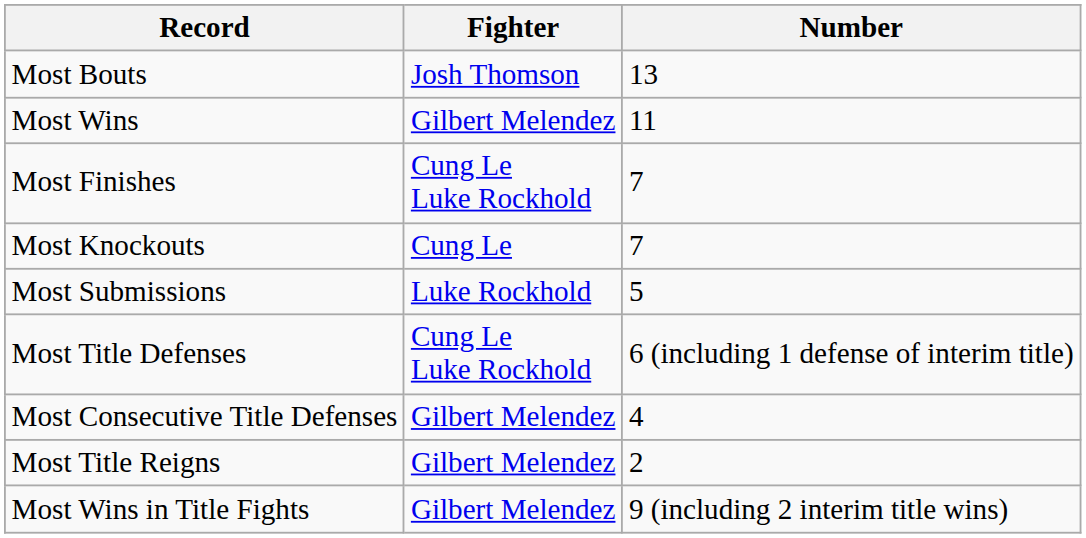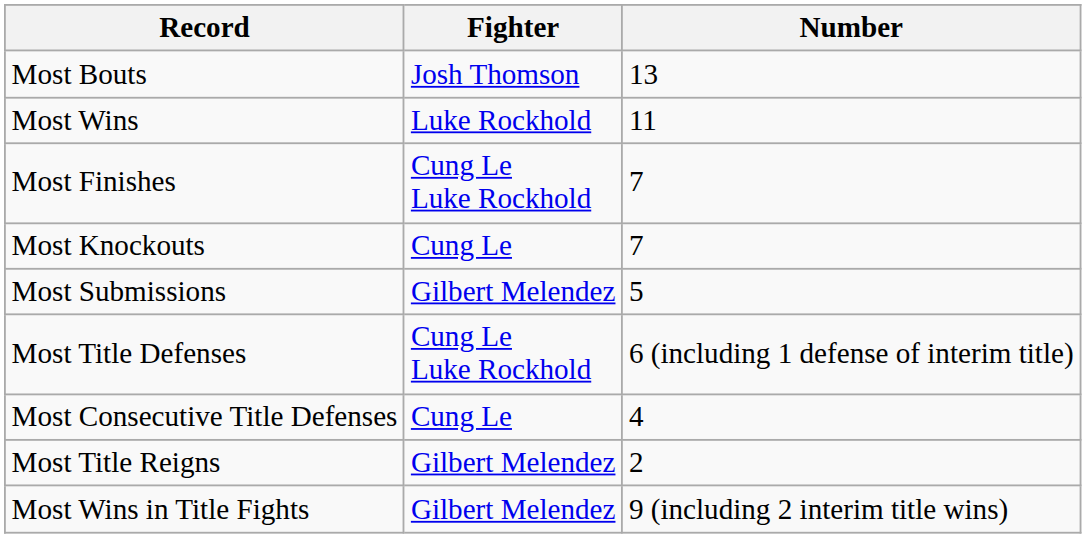(513, 119) Gilbert Melendez -> (501, 119) Luke Rockhold
(501, 291) Luke Rockhold -> (513, 291) Gilbert Melendez
(513, 416) Gilbert Melendez -> (461, 416) Cung Le
